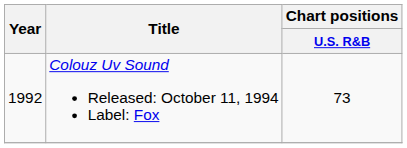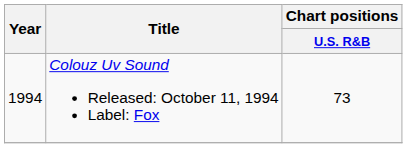(25, 98) 1992 -> (25, 98) 1994
